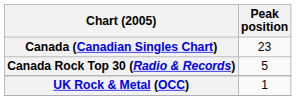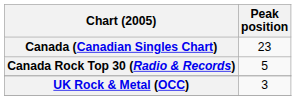(265, 85) 1 -> (265, 85) 3
